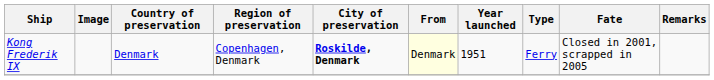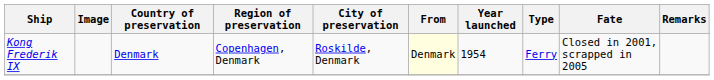(344, 54) bold -> (344, 54) normal
(473, 54) 1951 -> (473, 54) 1954
